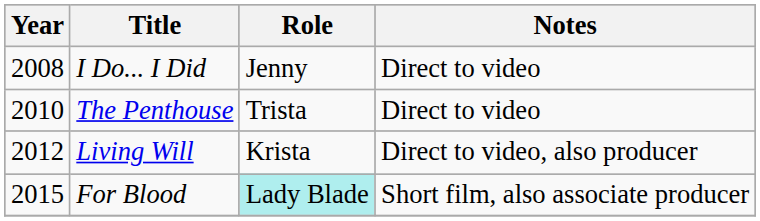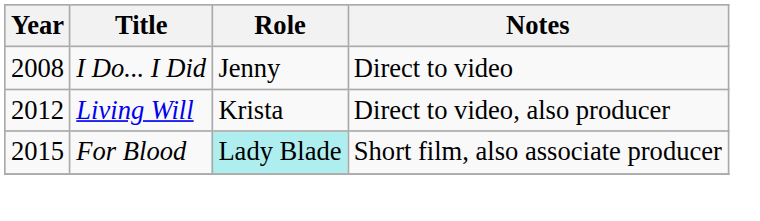- row: (155, 109)
